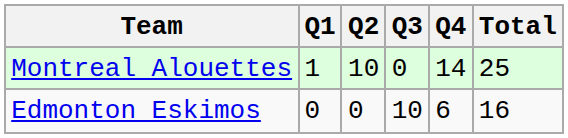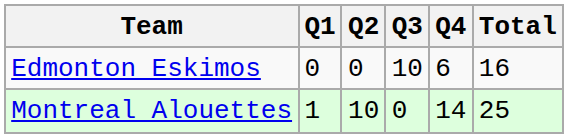rows swapped: (152, 69) <-> (136, 111)
